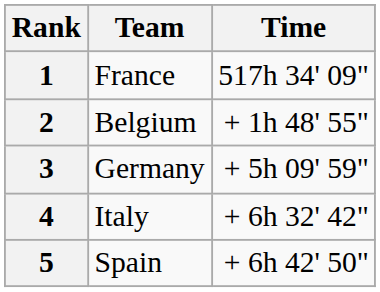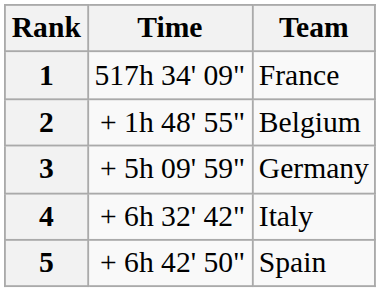columns swapped: (150, 27) <-> (294, 27)
